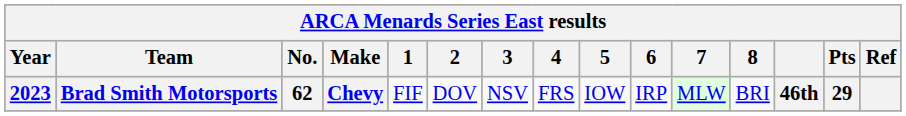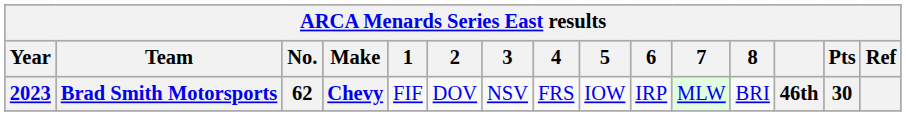(842, 93) 29 -> (842, 93) 30
